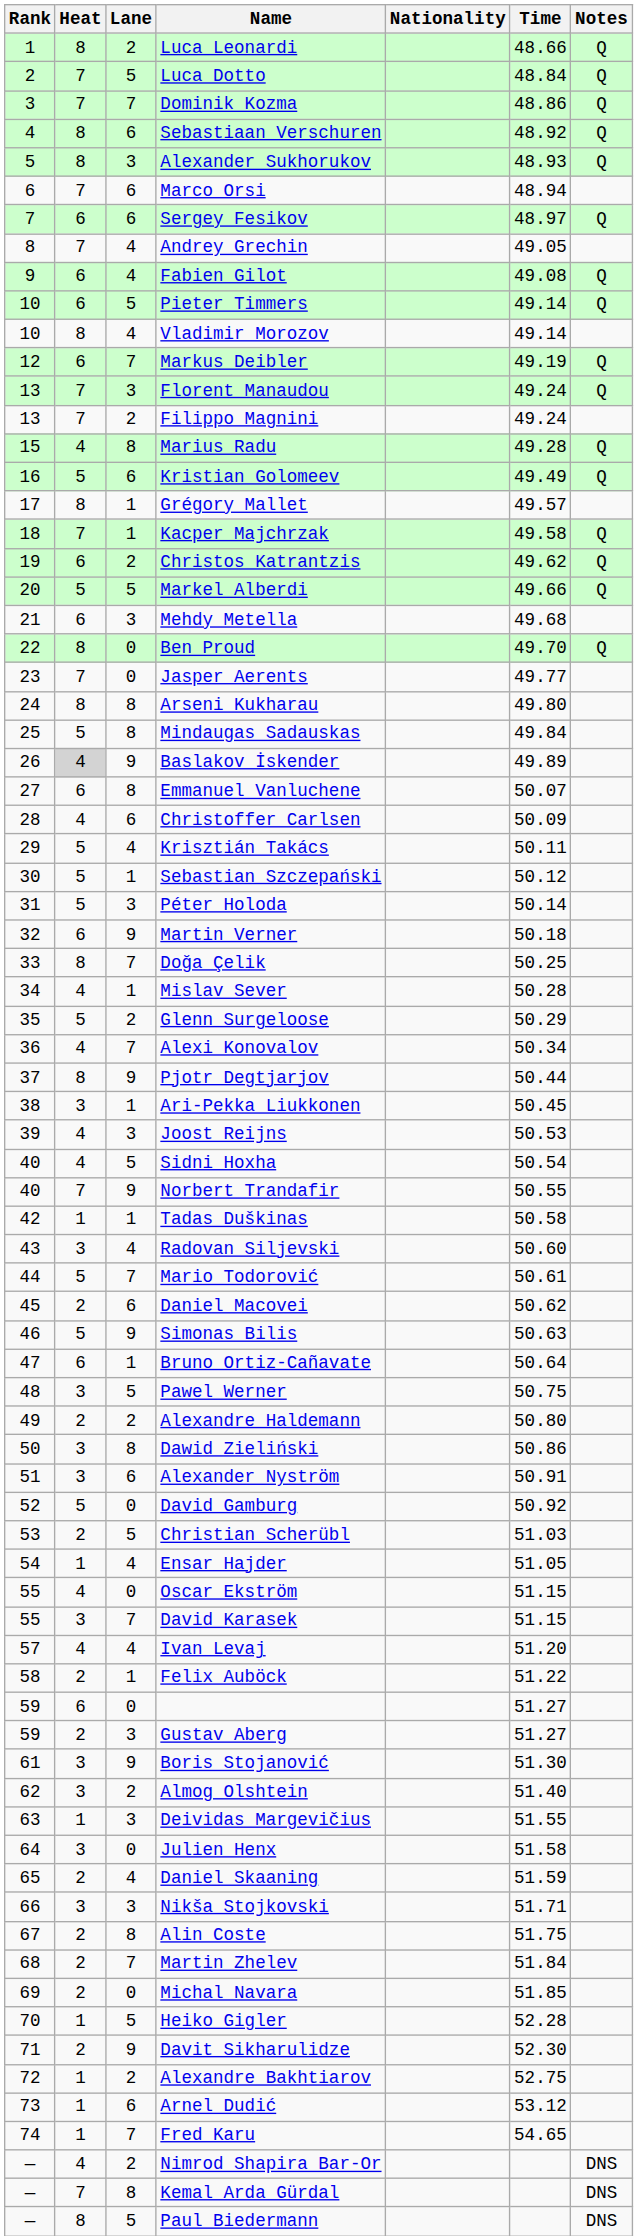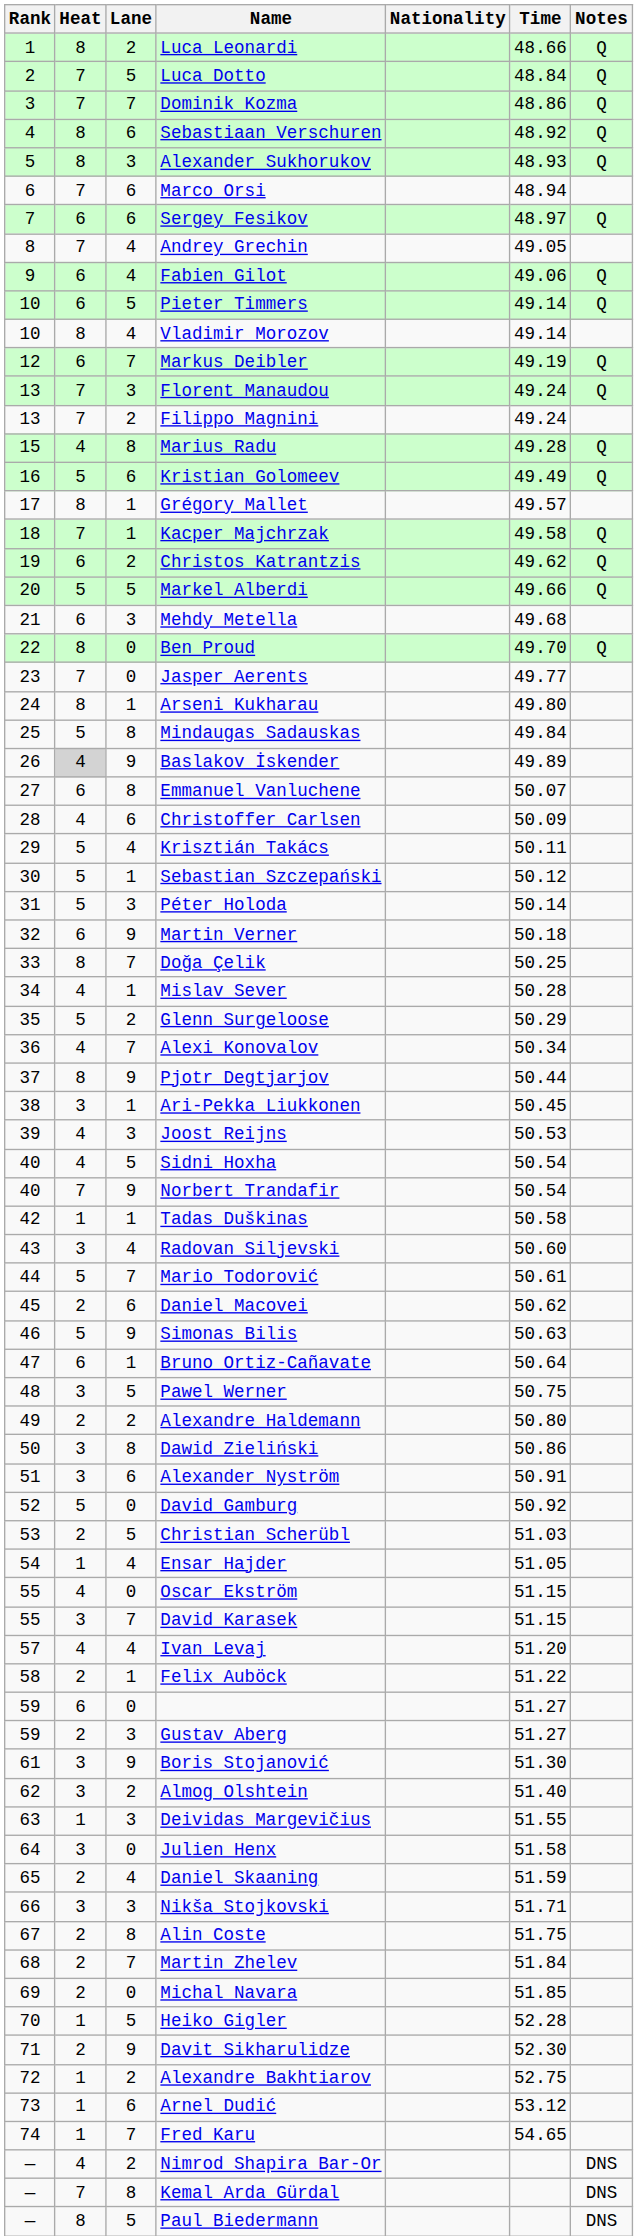(540, 276) 49.08 -> (540, 276) 49.06
(131, 705) 8 -> (131, 705) 1
(540, 1192) 50.55 -> (540, 1192) 50.54
